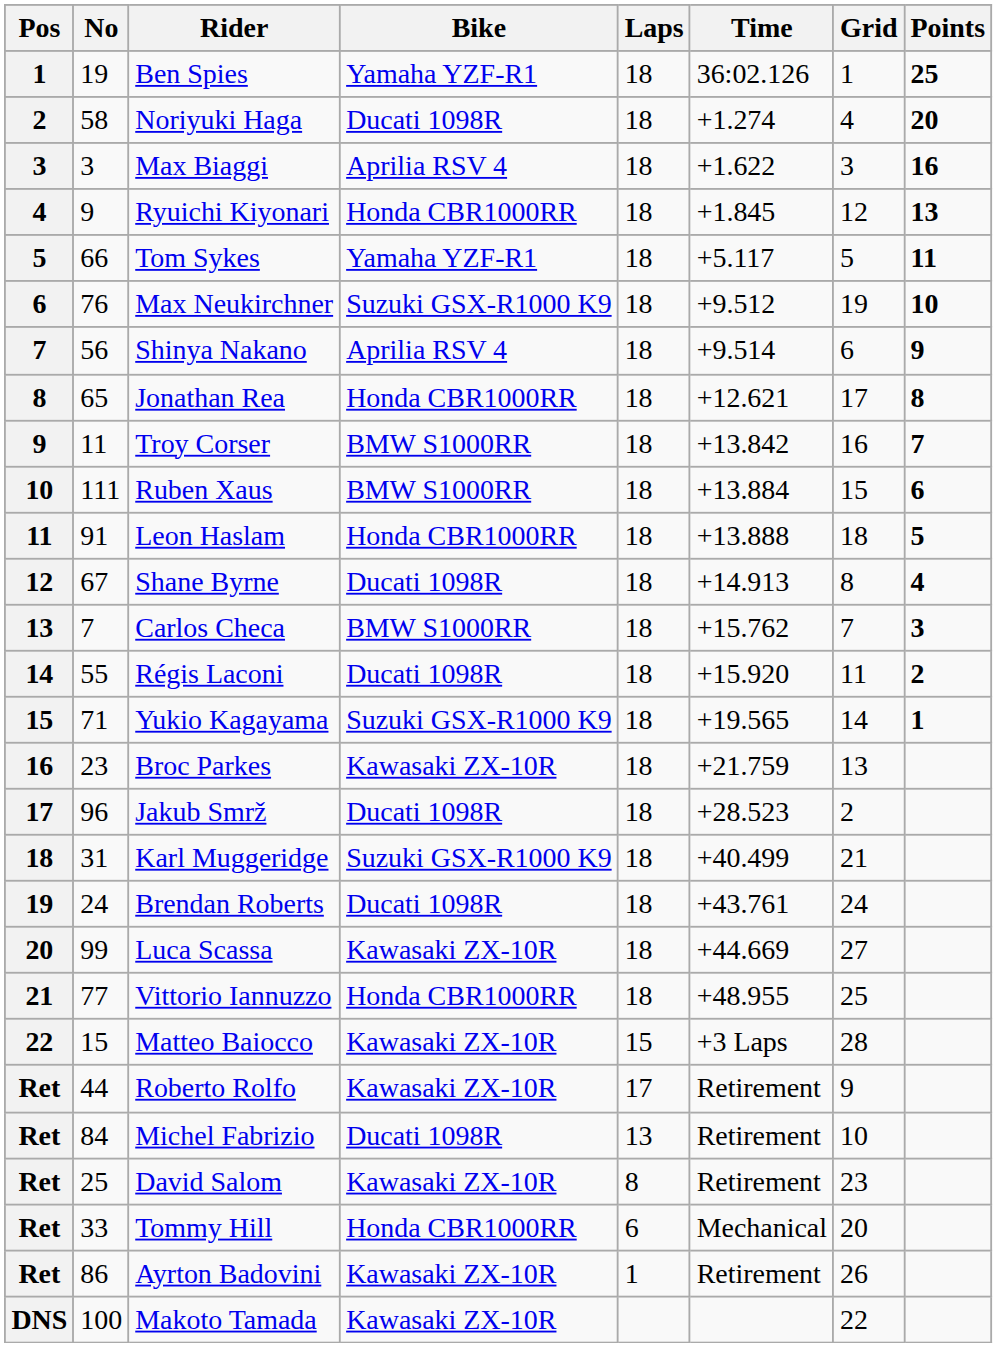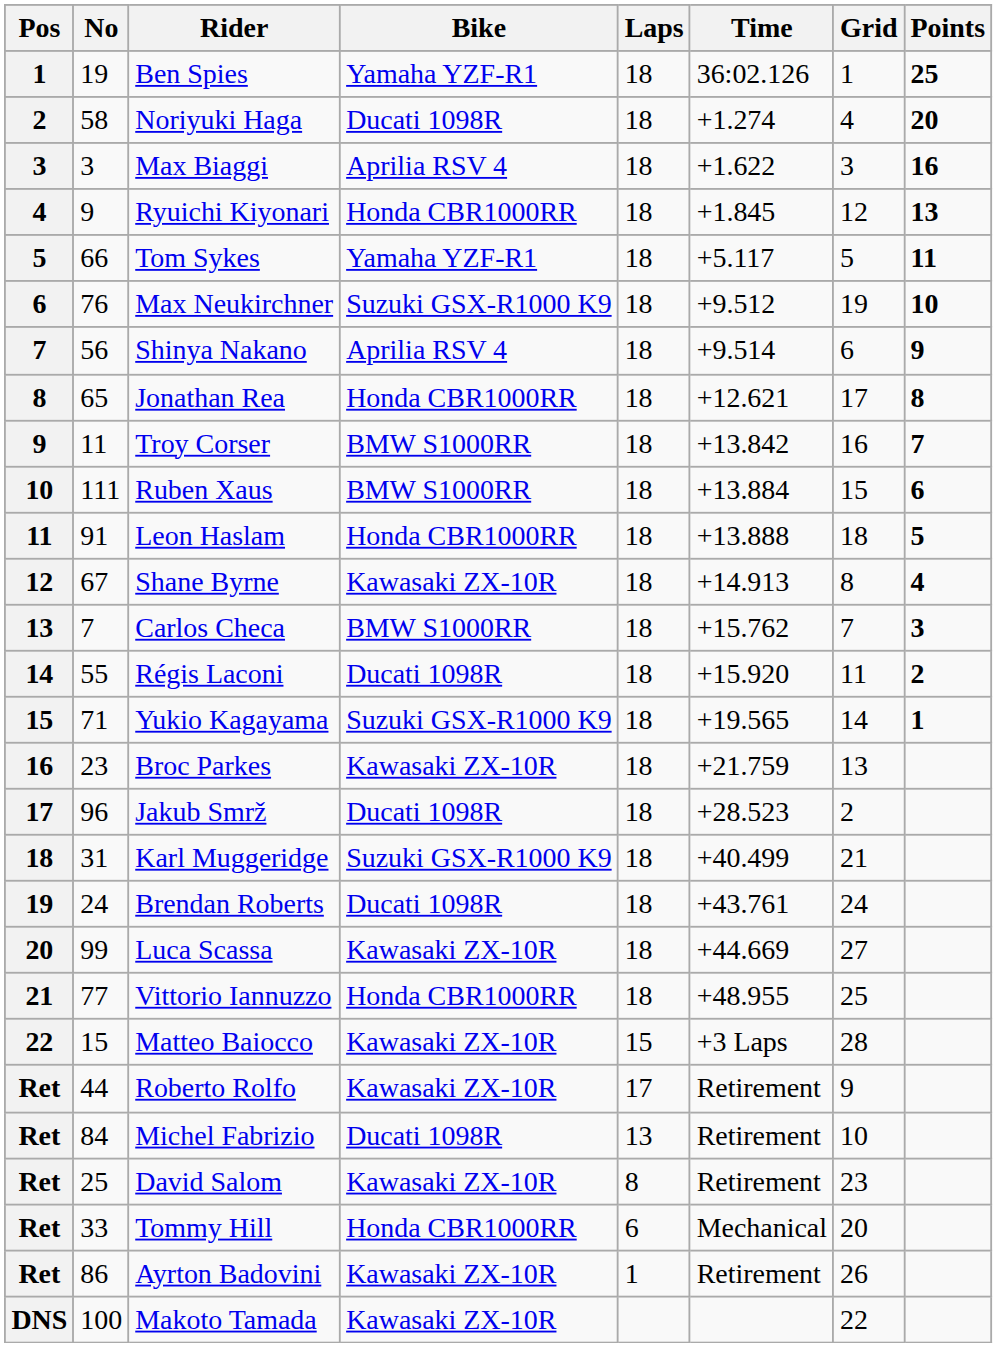(424, 581) Ducati 1098R -> (451, 581) Kawasaki ZX-10R
